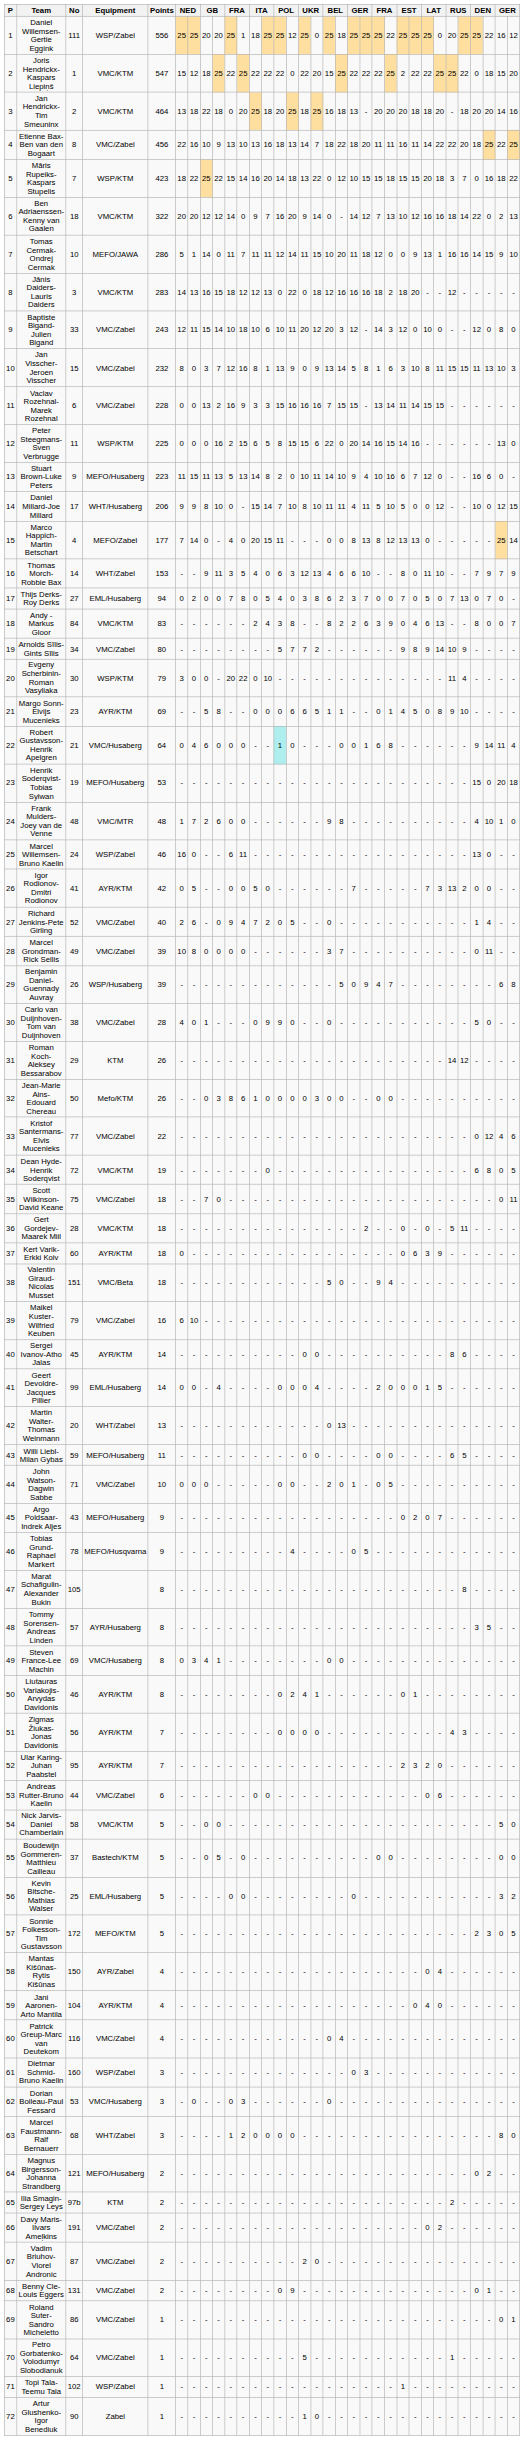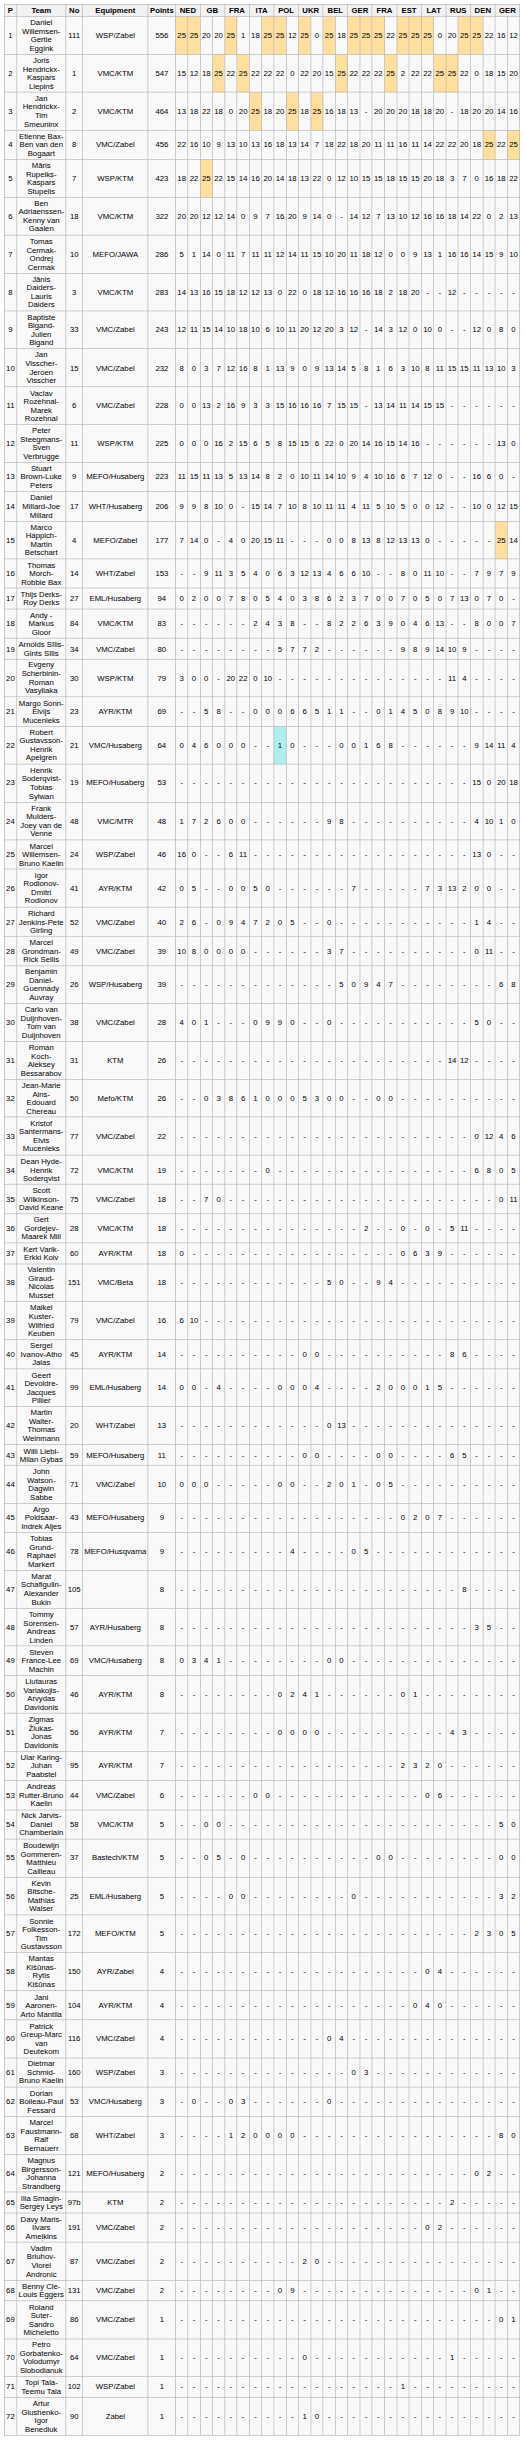(74, 1060) 29 -> (74, 1060) 31
(305, 1098) 0 -> (305, 1098) 5
(305, 2357) 5 -> (305, 2357) 0
